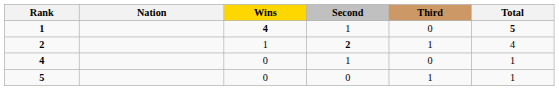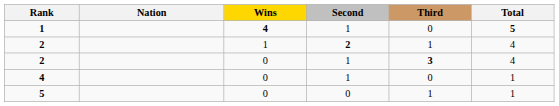+ row: (42, 61)
